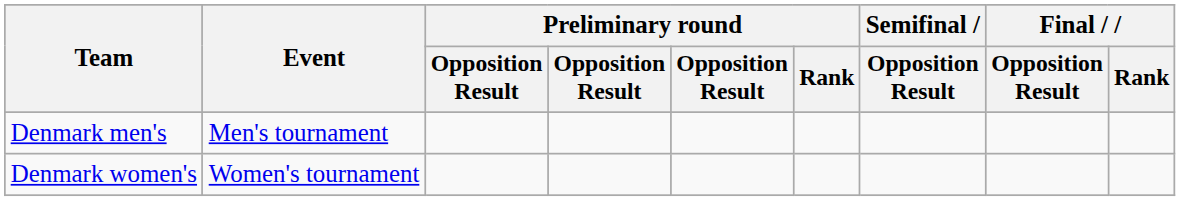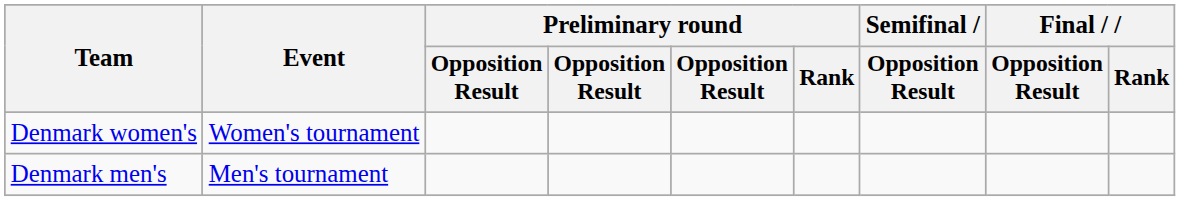rows swapped: (89, 133) <-> (104, 174)
